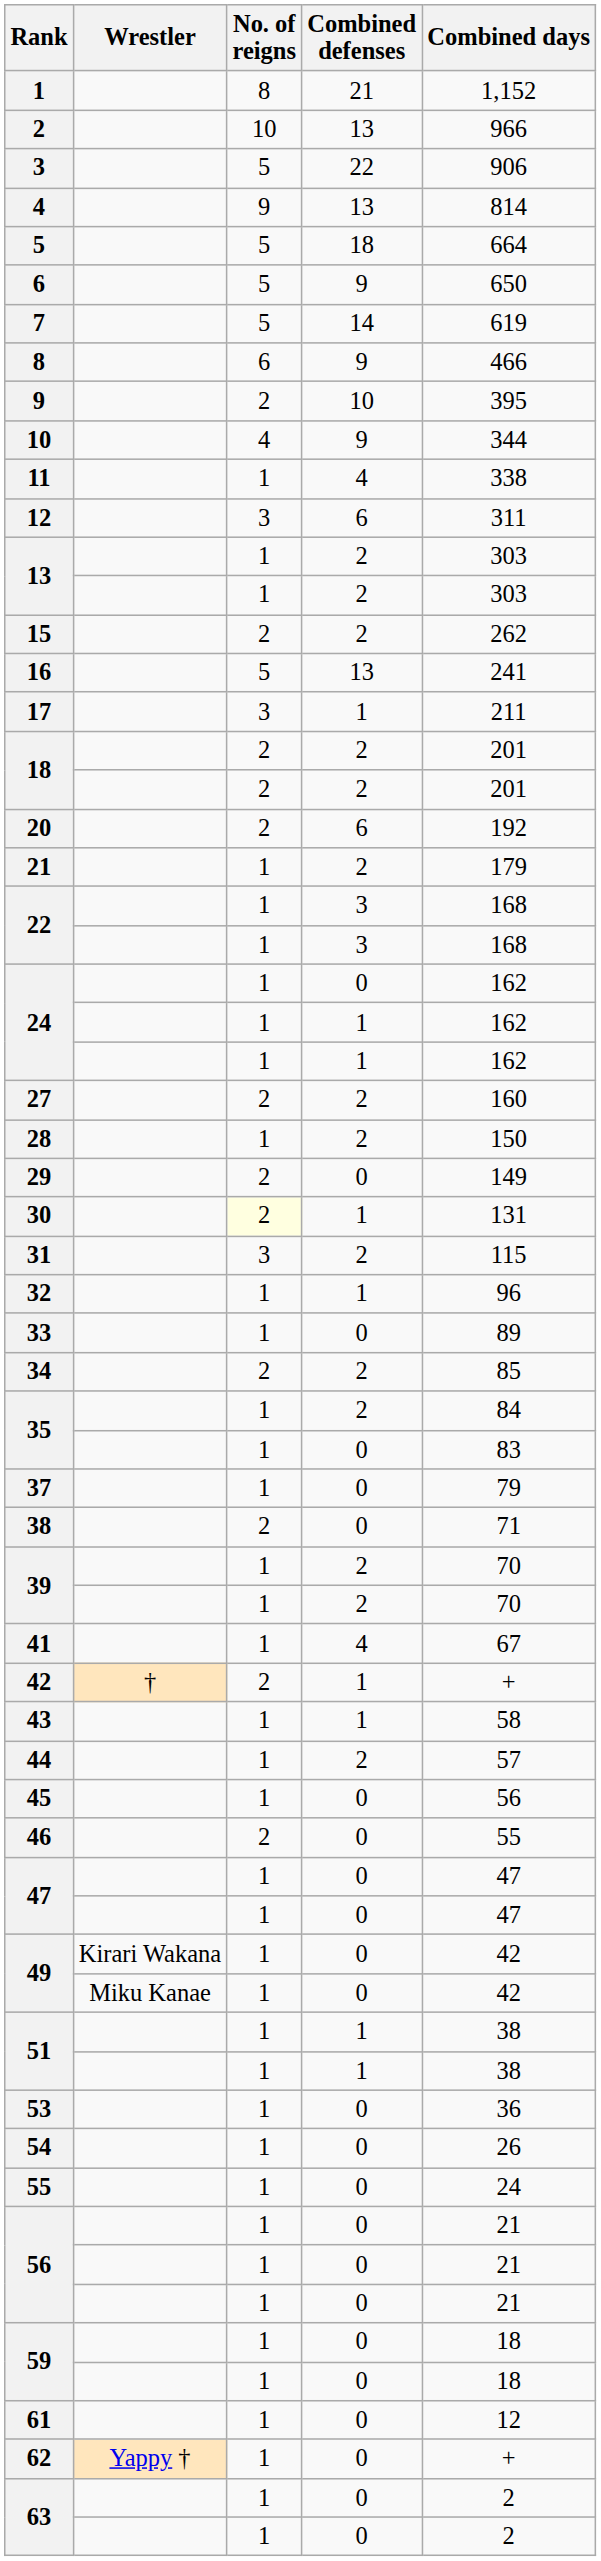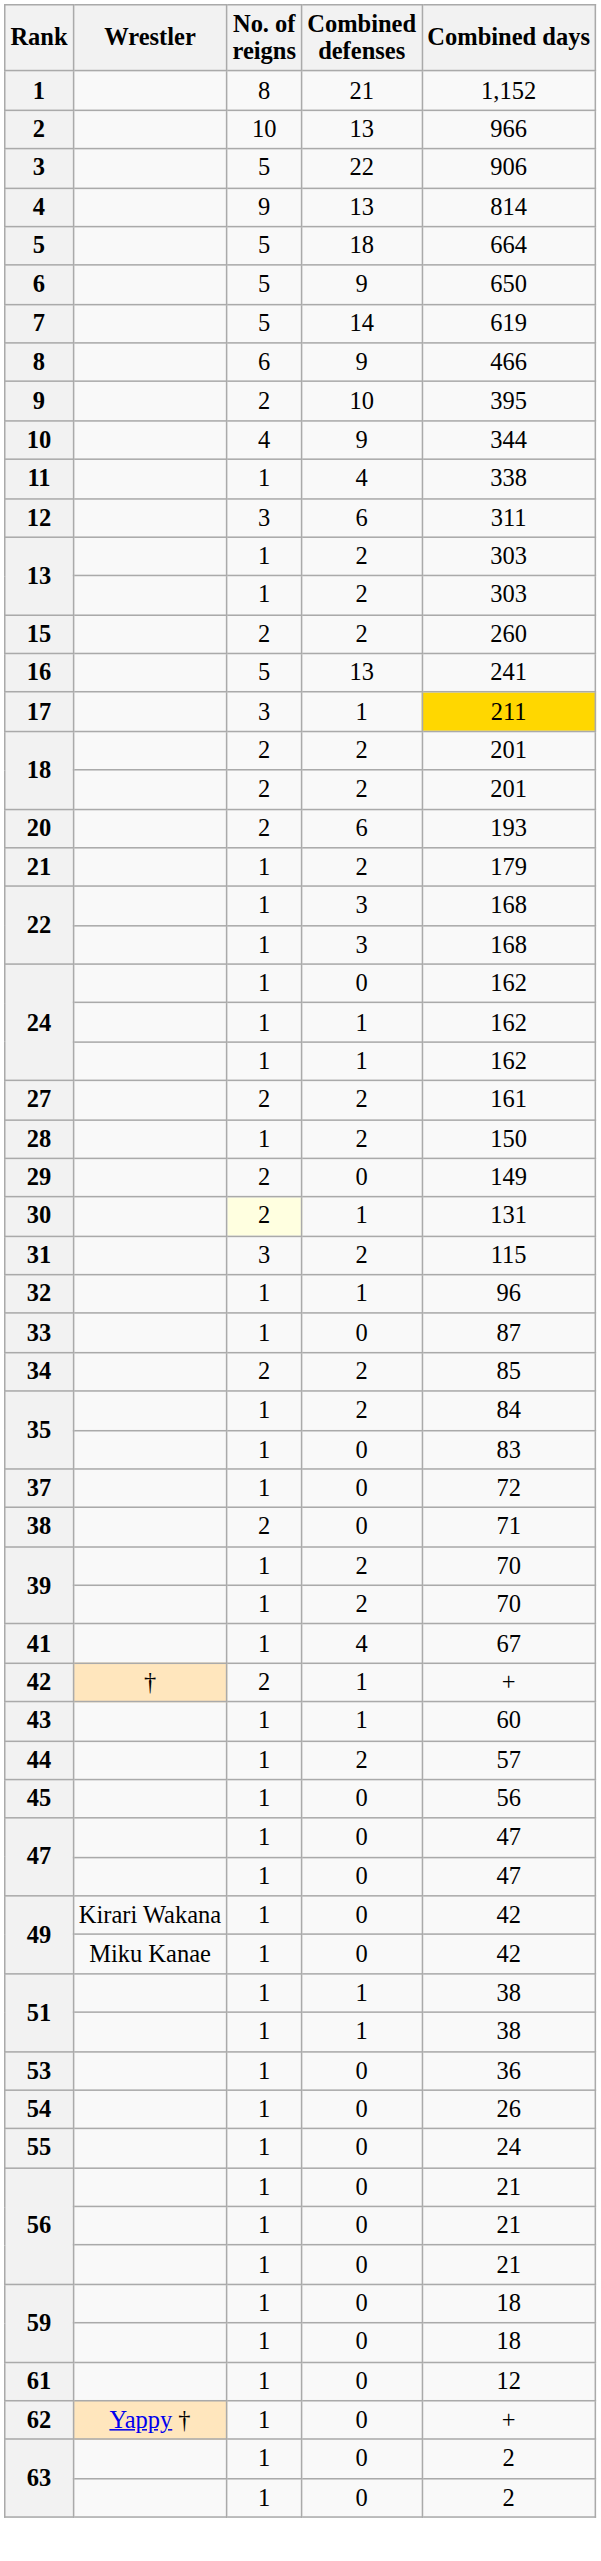(509, 633) 262 -> (509, 633) 260
(509, 711) no background -> (509, 711) gold background
(509, 827) 192 -> (509, 827) 193
(509, 1099) 160 -> (509, 1099) 161
(509, 1332) 89 -> (509, 1332) 87
(509, 1487) 79 -> (509, 1487) 72
(509, 1720) 58 -> (509, 1720) 60
- row: (39, 1837)
